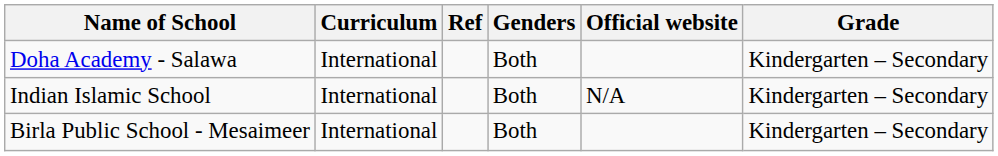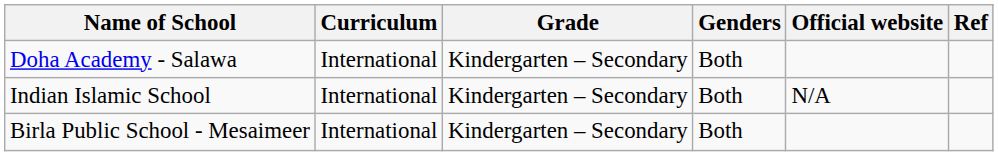columns swapped: (868, 22) <-> (465, 22)
